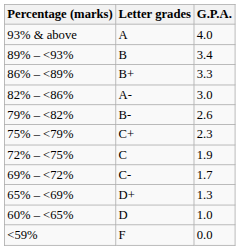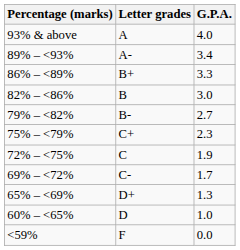(123, 54) B -> (125, 54) A-
(125, 94) A- -> (123, 94) B
(205, 114) 2.6 -> (205, 114) 2.7
